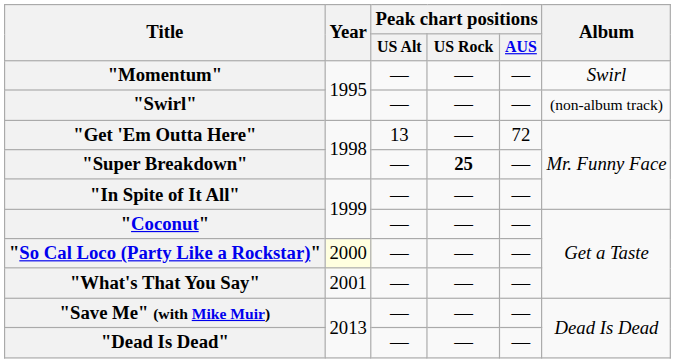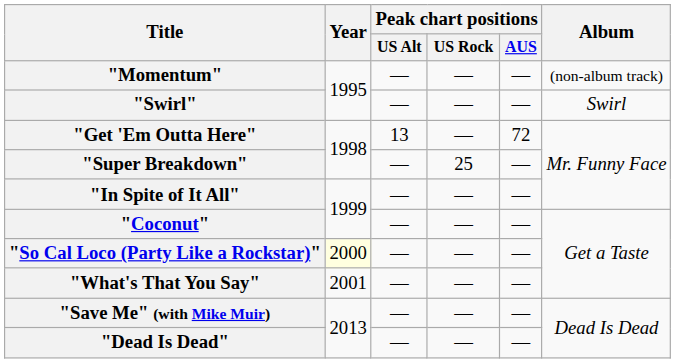(606, 75) Swirl -> (606, 76) (non-album track)
(606, 106) (non-album track) -> (606, 104) Swirl
(464, 164) bold -> (464, 164) normal
